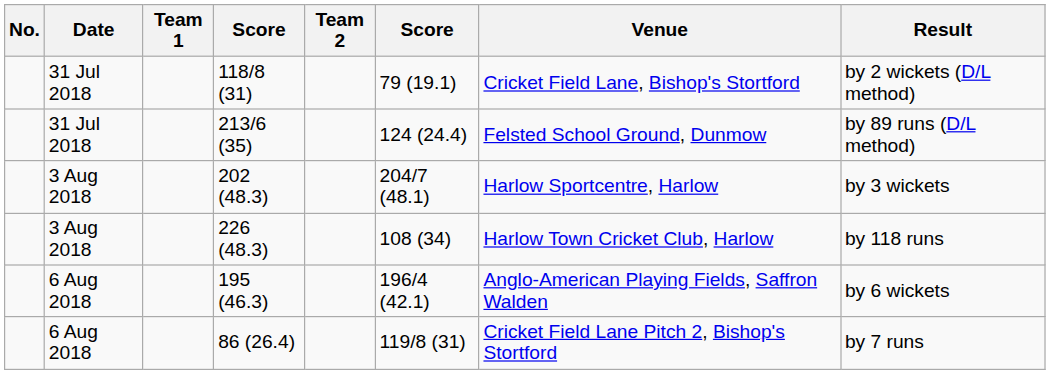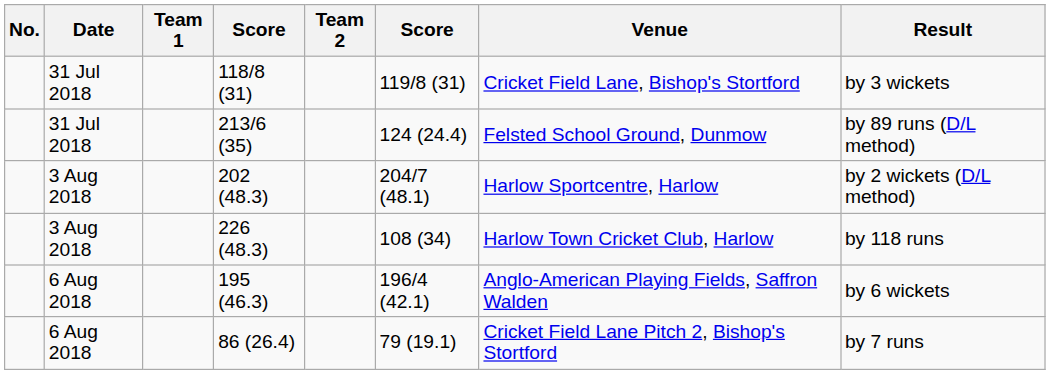(418, 82) 79 (19.1) -> (423, 82) 119/8 (31)
(918, 82) by 2 wickets (D/L method) -> (897, 82) by 3 wickets
(897, 186) by 3 wickets -> (918, 186) by 2 wickets (D/L method)
(423, 342) 119/8 (31) -> (418, 342) 79 (19.1)
